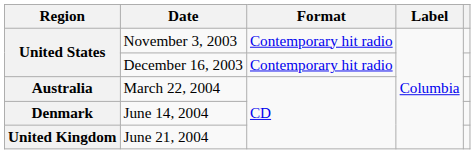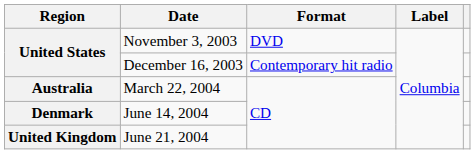(321, 40) Contemporary hit radio -> (266, 40) DVD
